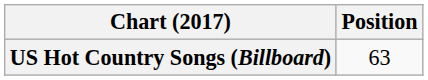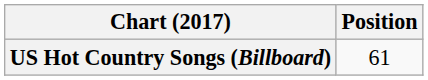(379, 57) 63 -> (379, 57) 61
